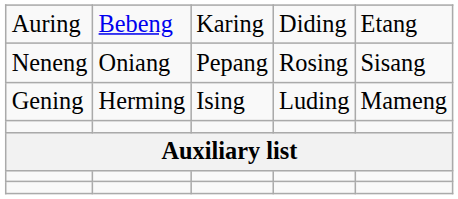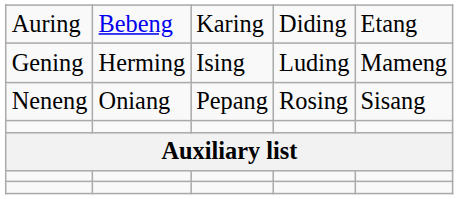rows swapped: (48, 101) <-> (50, 62)
